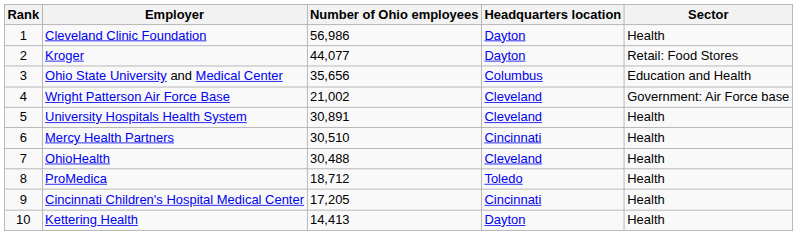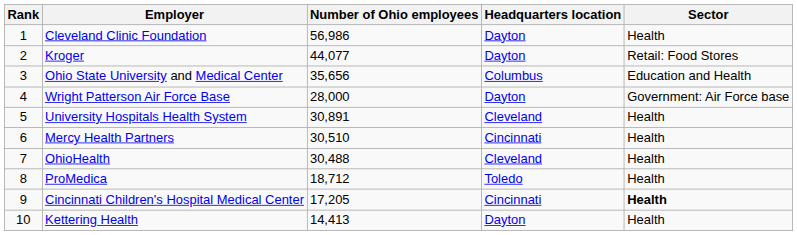(330, 96) 21,002 -> (330, 96) 28,000
(513, 96) Cleveland -> (505, 96) Dayton
(646, 199) normal -> (647, 199) bold
